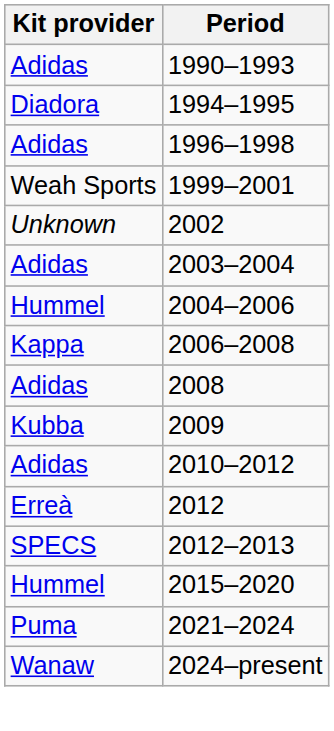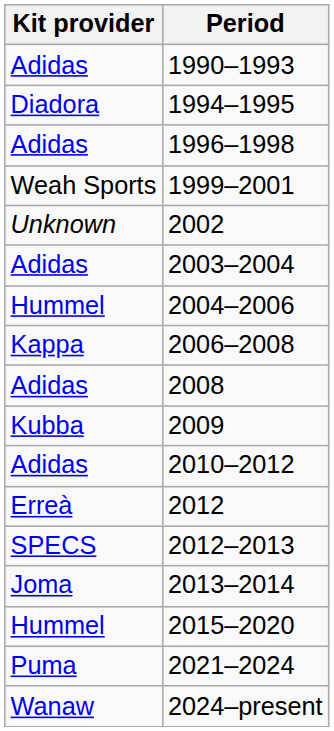+ row: (231, 585)
